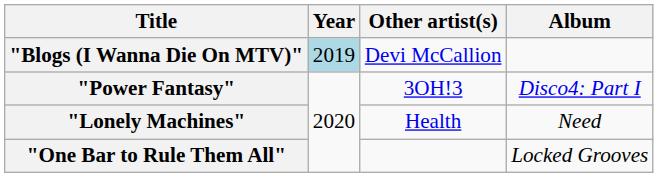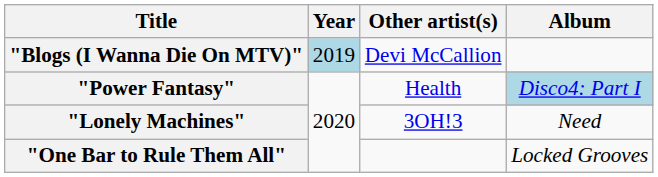(433, 88) 3OH!3 -> (433, 88) Health
(580, 88) no background -> (580, 88) lightblue background
(433, 121) Health -> (433, 121) 3OH!3
